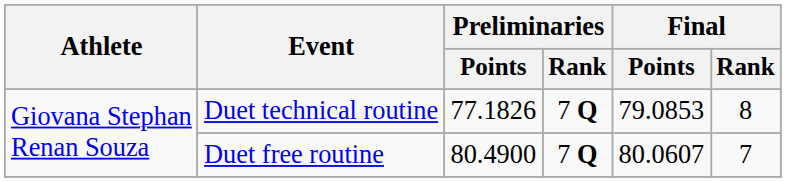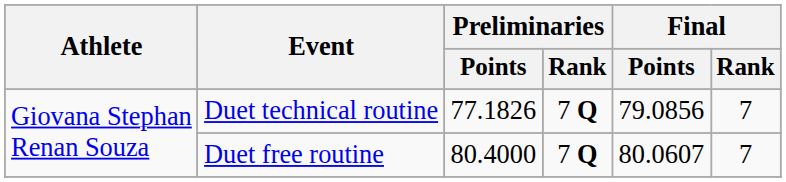(661, 111) 79.0853 -> (661, 111) 79.0856
(746, 111) 8 -> (746, 111) 7
(493, 154) 80.4900 -> (493, 154) 80.4000
